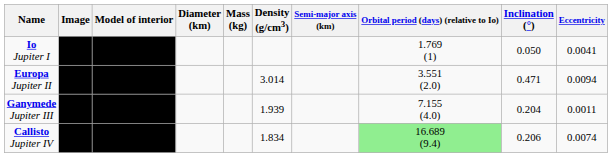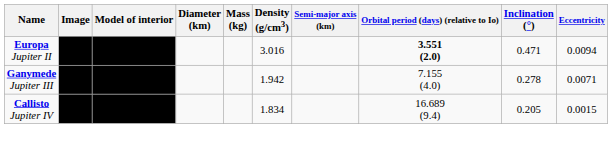- row: (32, 50)
(272, 80) 3.014 -> (272, 50) 3.016
(430, 80) normal -> (430, 50) bold
(272, 109) 1.939 -> (272, 80) 1.942
(529, 109) 0.204 -> (529, 80) 0.278
(582, 109) 0.0011 -> (582, 80) 0.0071
(430, 138) lightgreen background -> (430, 109) no background
(529, 138) 0.206 -> (529, 109) 0.205
(582, 138) 0.0074 -> (582, 109) 0.0015
